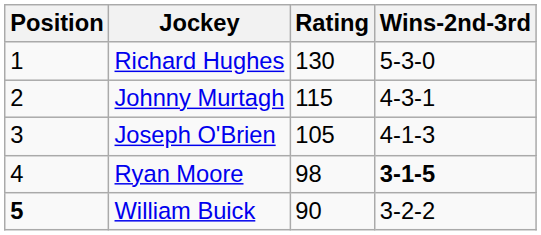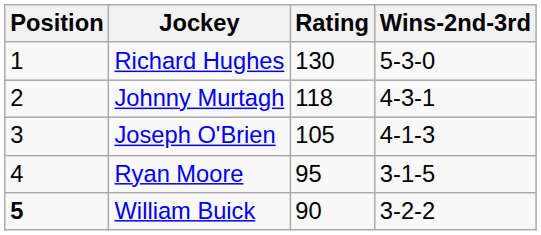(314, 98) 115 -> (314, 98) 118
(308, 173) 98 -> (308, 173) 95
(407, 173) bold -> (407, 173) normal
